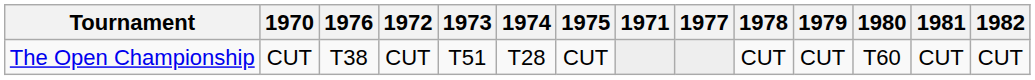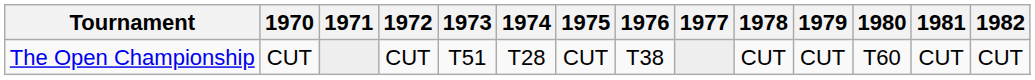columns swapped: (645, 22) <-> (349, 22)
